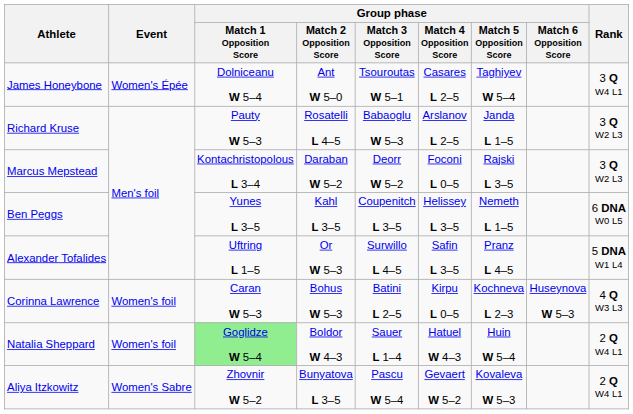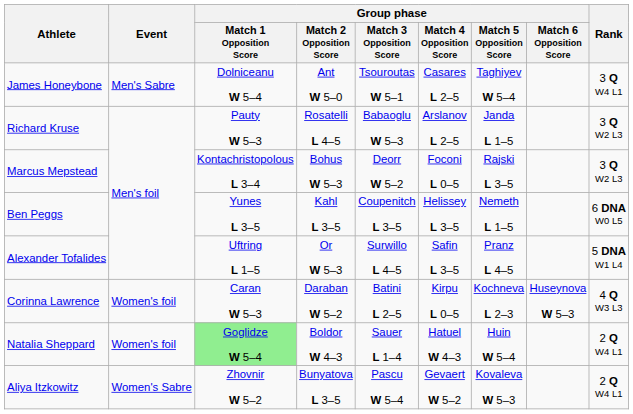(150, 85) Women's Épée -> (143, 85) Men's Sabre
(326, 172) Daraban W 5–2 -> (326, 172) Bohus W 5–3
(326, 301) Bohus W 5–3 -> (326, 301) Daraban W 5–2
